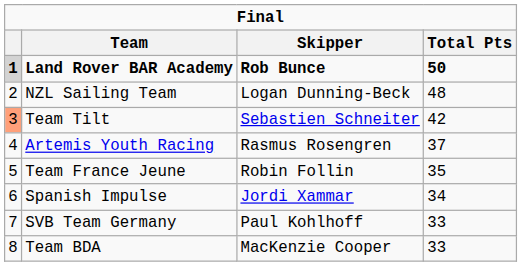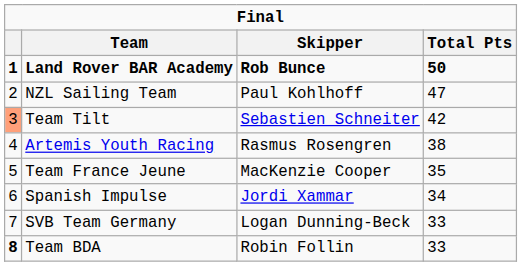(13, 69) lightgrey background -> (13, 69) no background
(325, 94) Logan Dunning-Beck -> (302, 94) Paul Kohlhoff
(437, 94) 48 -> (437, 94) 47
(437, 146) 37 -> (437, 146) 38
(297, 171) Robin Follin -> (316, 171) MacKenzie Cooper
(302, 223) Paul Kohlhoff -> (325, 223) Logan Dunning-Beck
(13, 248) normal -> (13, 248) bold
(316, 248) MacKenzie Cooper -> (297, 248) Robin Follin
